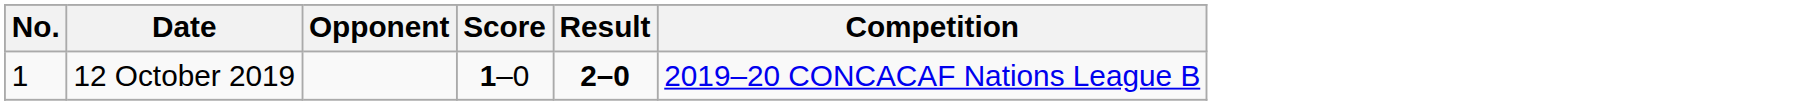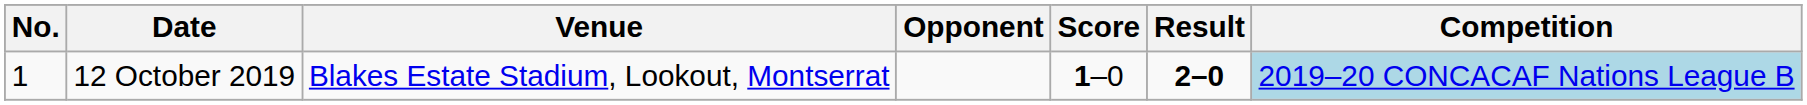+ column: (599, 28)
(932, 75) no background -> (1527, 75) lightblue background
